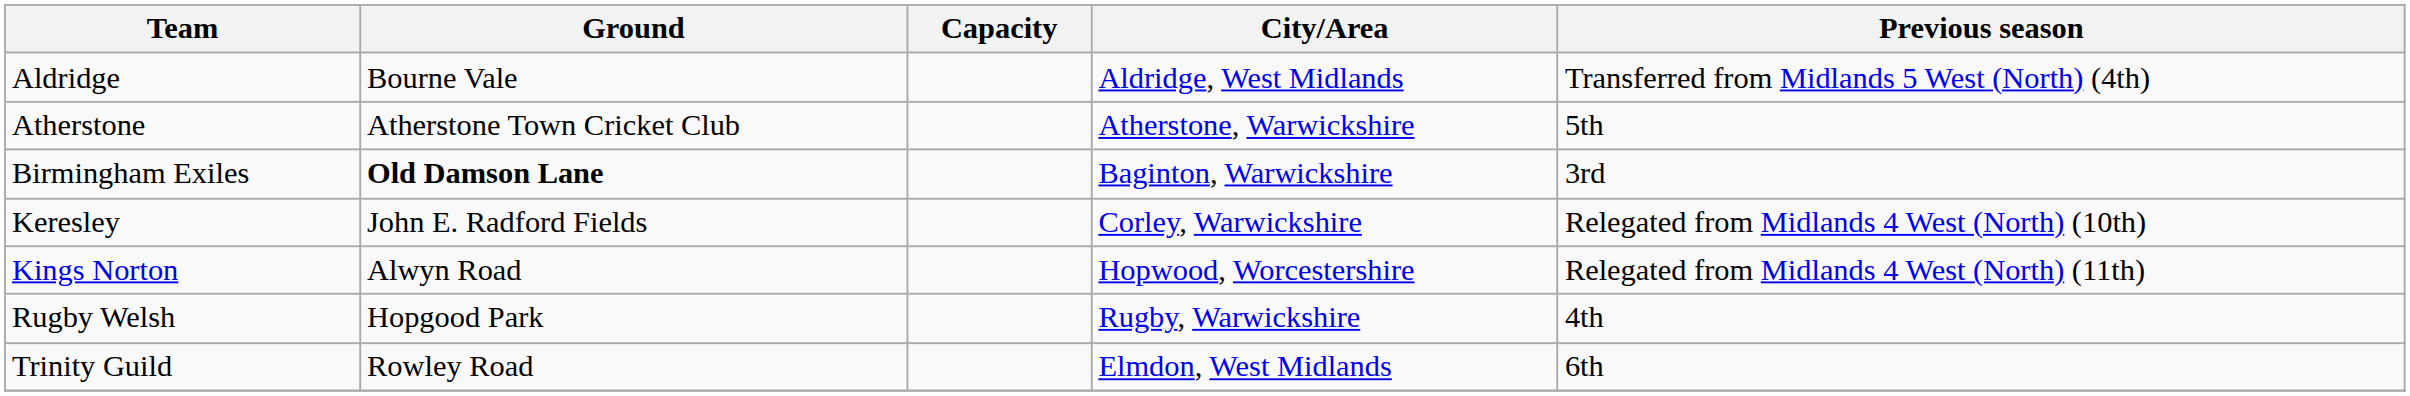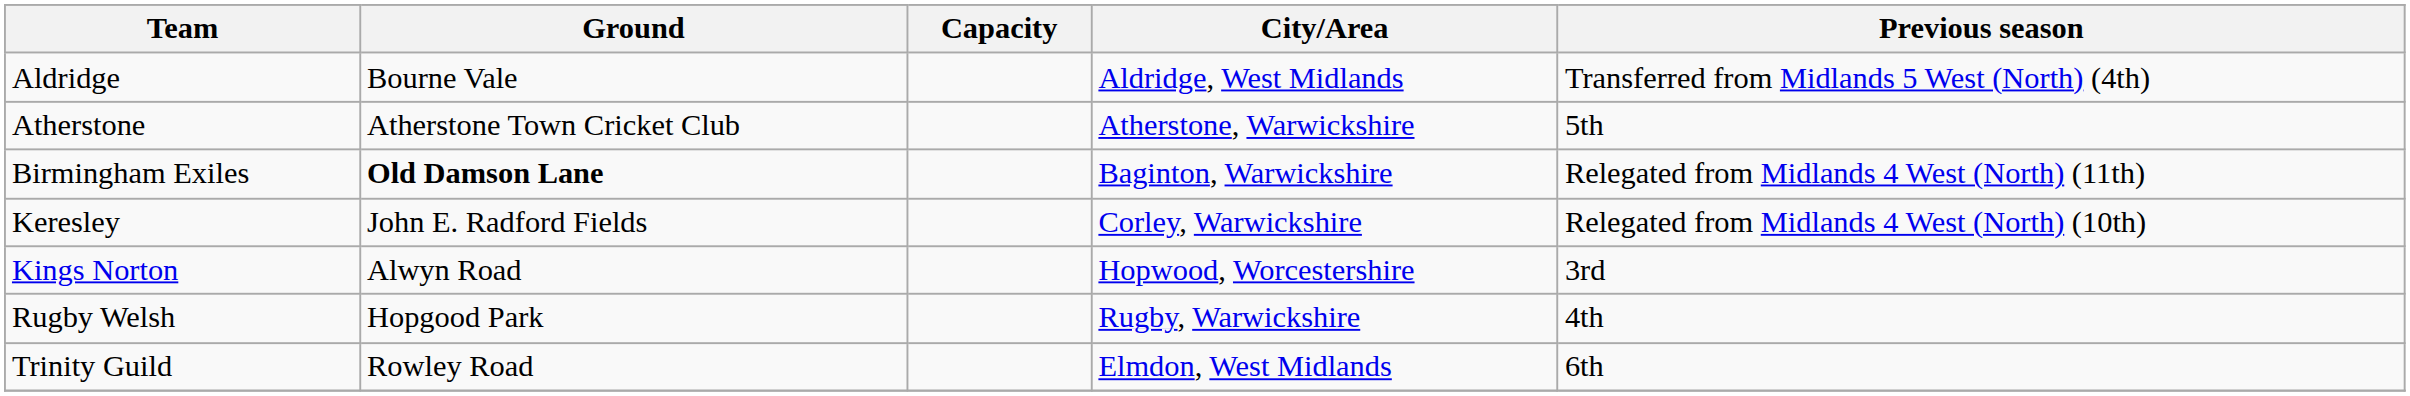(1585, 173) 3rd -> (1855, 173) Relegated from Midlands 4 West (North) (11th)
(1855, 269) Relegated from Midlands 4 West (North) (11th) -> (1585, 269) 3rd
